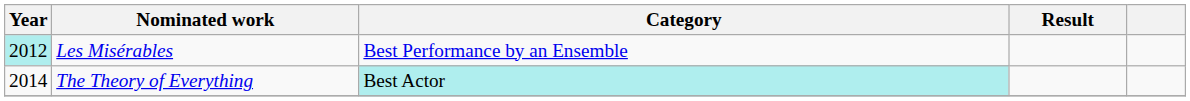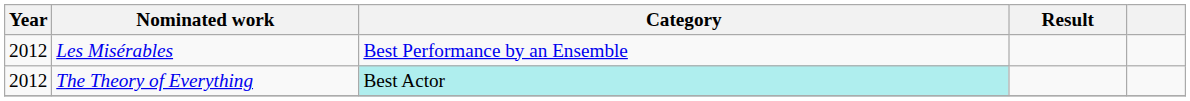(28, 50) paleturquoise background -> (28, 50) no background
(28, 80) 2014 -> (28, 80) 2012
